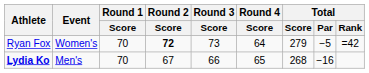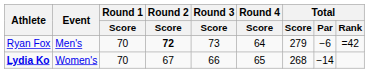(76, 44) Women's -> (69, 44) Men's
(325, 44) −5 -> (325, 44) −6
(69, 60) Men's -> (76, 60) Women's
(325, 60) −16 -> (325, 60) −14
